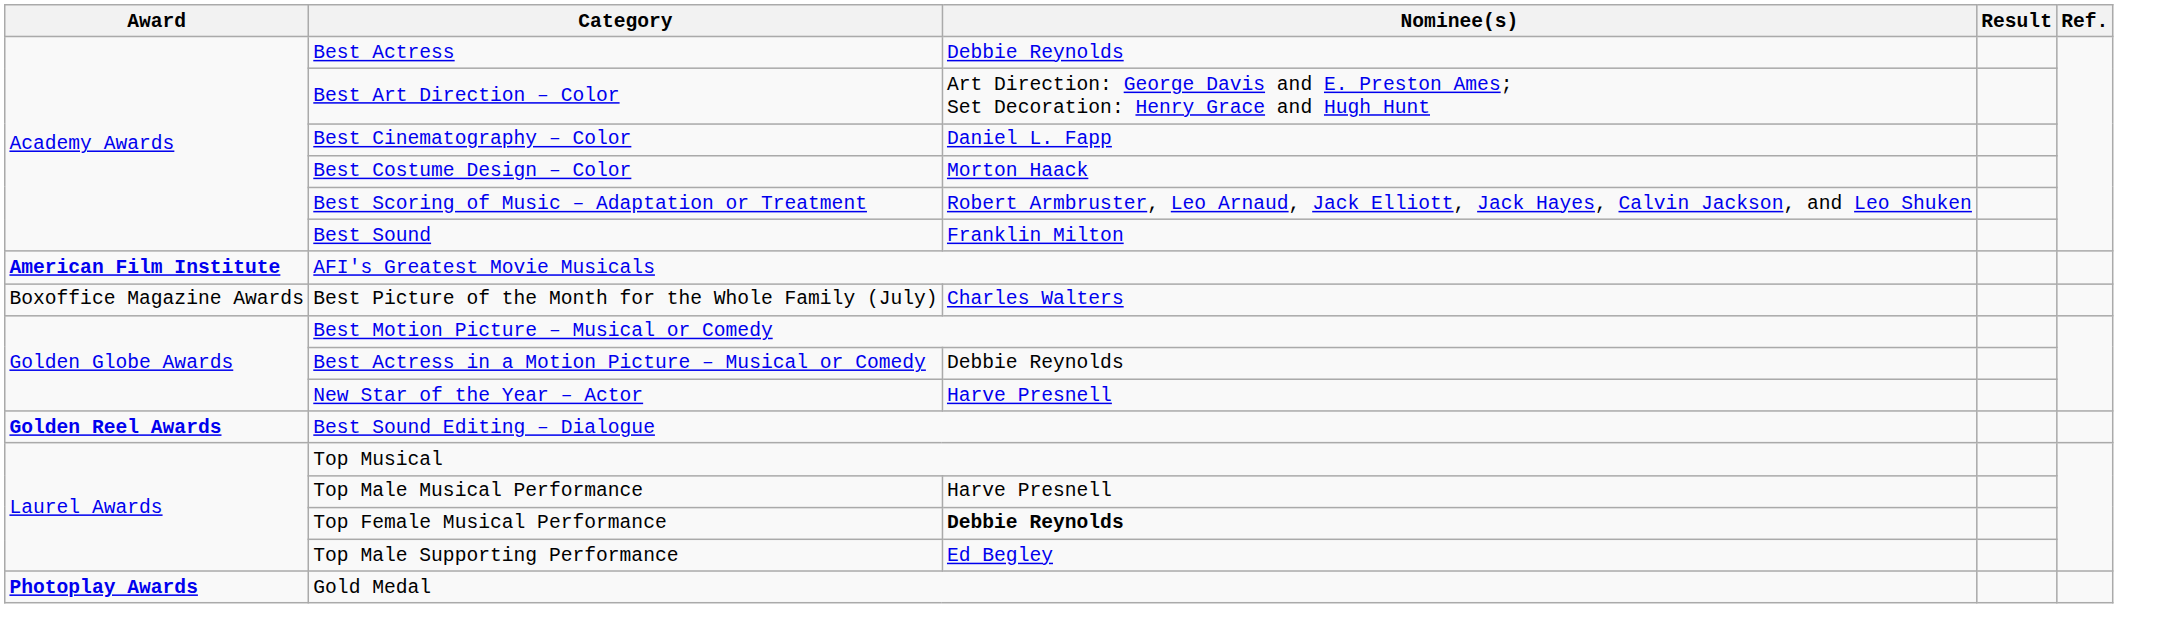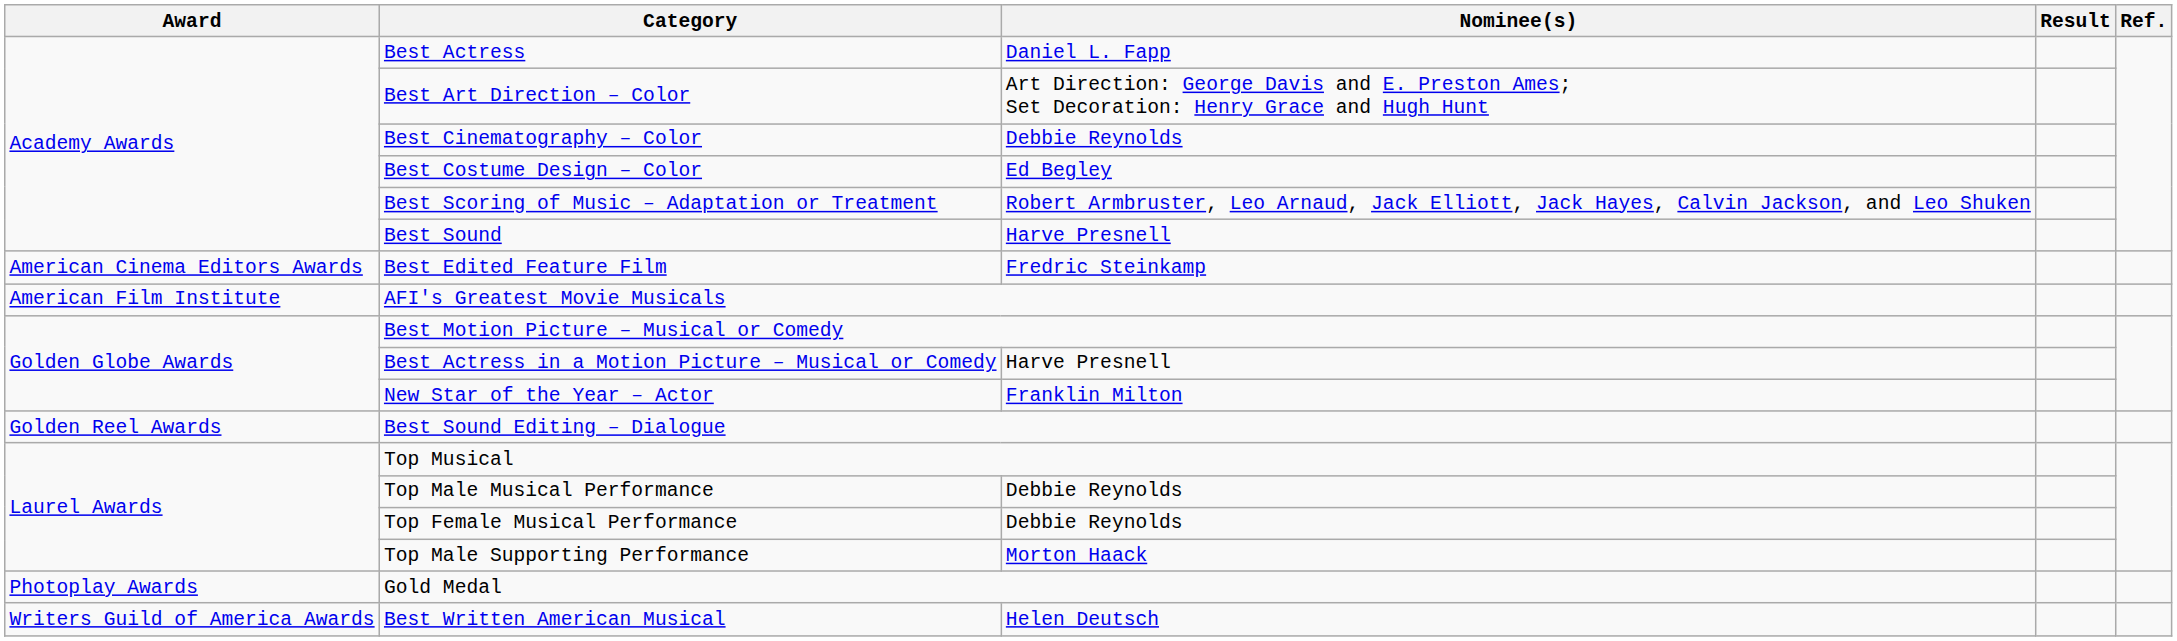(1035, 53) Debbie Reynolds -> (1088, 53) Daniel L. Fapp
(1029, 139) Daniel L. Fapp -> (1094, 139) Debbie Reynolds
(1018, 171) Morton Haack -> (1059, 171) Ed Begley
(1035, 235) Franklin Milton -> (1088, 235) Harve Presnell
+ row: (525, 267)
(145, 267) bold -> (145, 299) normal
- row: (625, 299)
(1035, 363) Debbie Reynolds -> (1088, 363) Harve Presnell
(1029, 395) Harve Presnell -> (1094, 395) Franklin Milton
(115, 427) bold -> (115, 427) normal
(1029, 491) Harve Presnell -> (1094, 491) Debbie Reynolds
(1035, 523) bold -> (1094, 523) normal
(1000, 555) Ed Begley -> (1077, 555) Morton Haack
(104, 587) bold -> (104, 587) normal
+ row: (555, 619)
